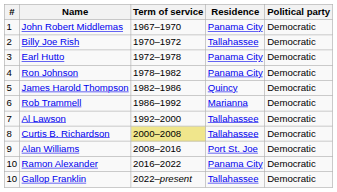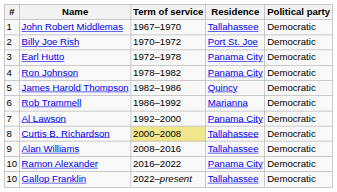(235, 27) Panama City -> (233, 27) Tallahassee
(233, 42) Tallahassee -> (233, 42) Port St. Joe
(233, 118) Tallahassee -> (235, 118) Panama City
(233, 149) Port St. Joe -> (233, 149) Tallahassee
